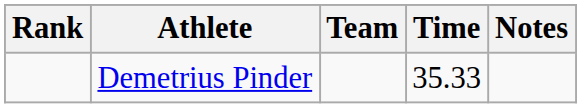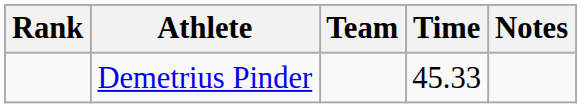(447, 77) 35.33 -> (447, 77) 45.33
